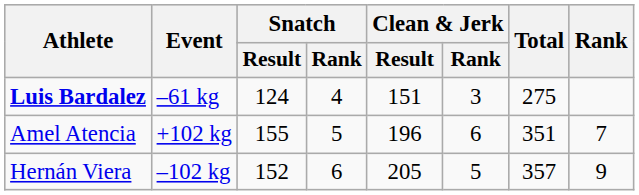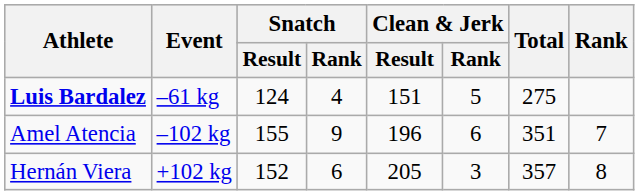(476, 96) 3 -> (476, 96) 5
(194, 134) +102 kg -> (194, 134) –102 kg
(337, 134) 5 -> (337, 134) 9
(194, 171) –102 kg -> (194, 171) +102 kg
(476, 171) 5 -> (476, 171) 3
(601, 171) 9 -> (601, 171) 8
